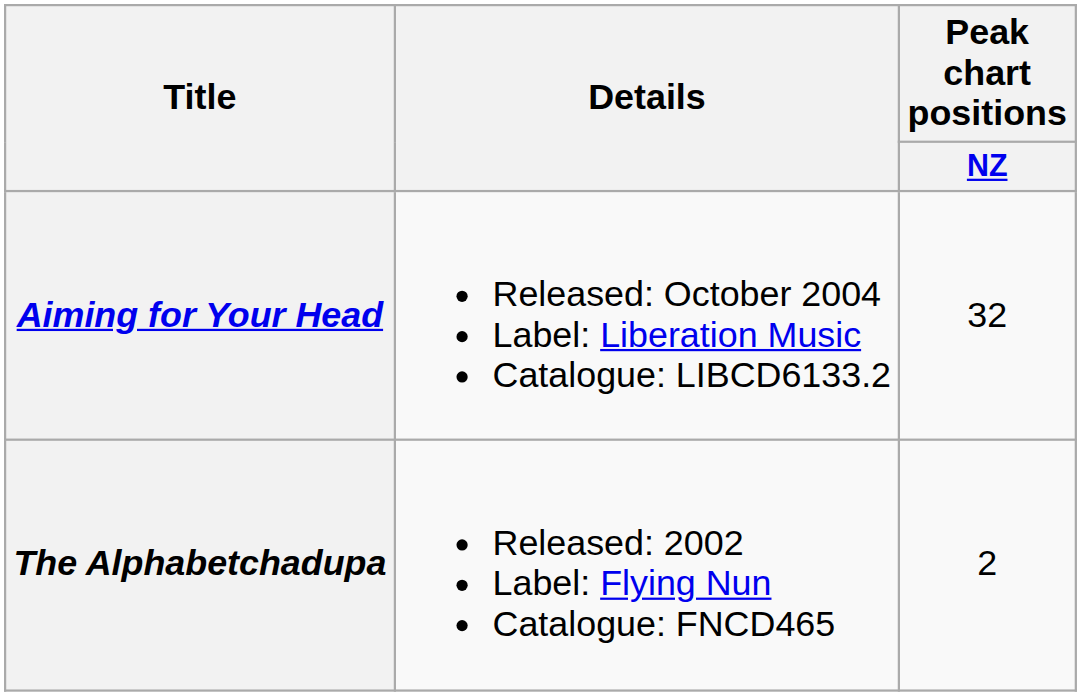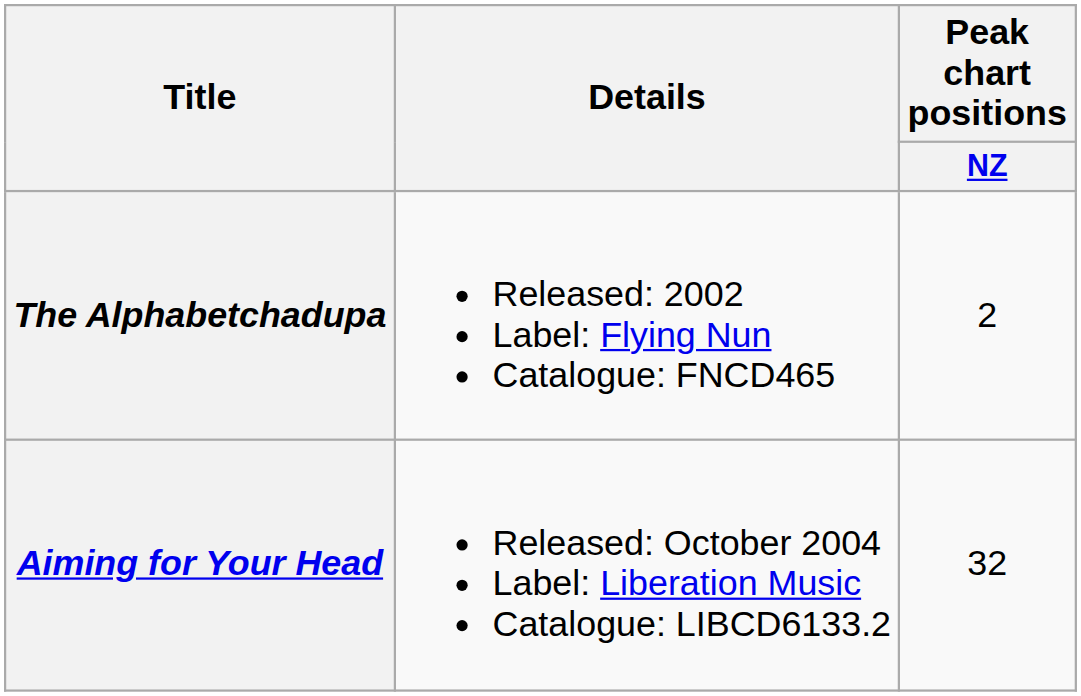rows swapped: (200, 564) <-> (200, 314)
